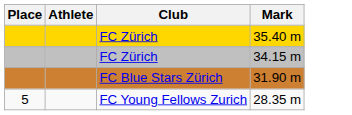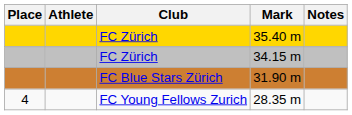+ column: (326, 15)
(25, 99) 5 -> (25, 99) 4
